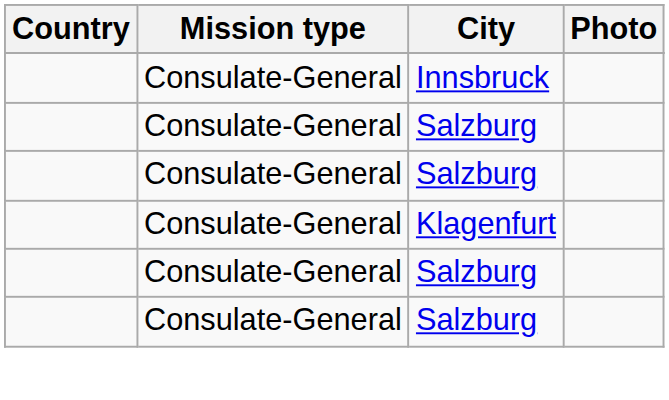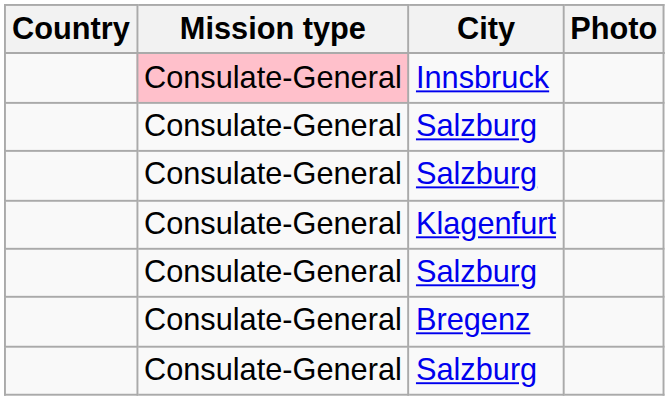(273, 77) no background -> (273, 77) pink background
+ row: (71, 322)
